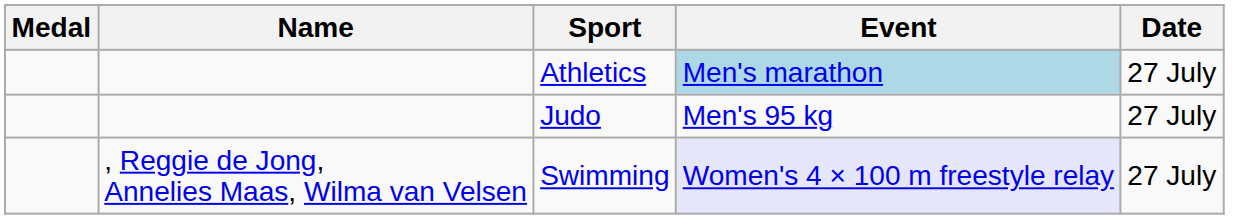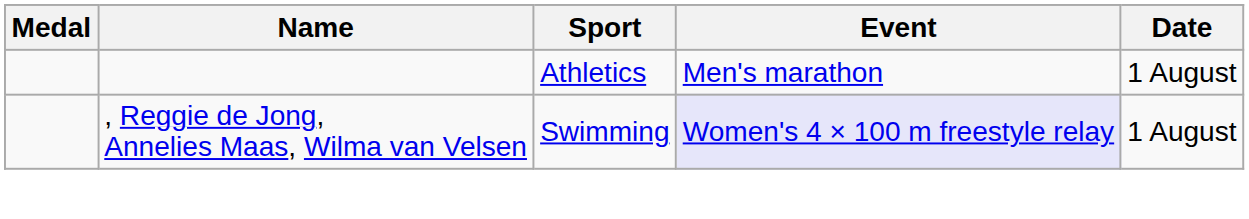(783, 72) lightblue background -> (783, 72) no background
(1172, 72) 27 July -> (1182, 72) 1 August
- row: (571, 116)
(1172, 176) 27 July -> (1182, 132) 1 August
